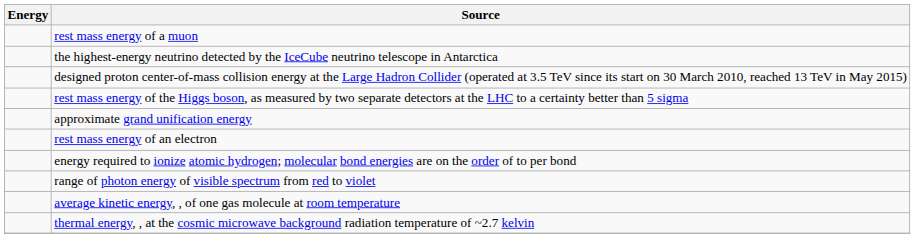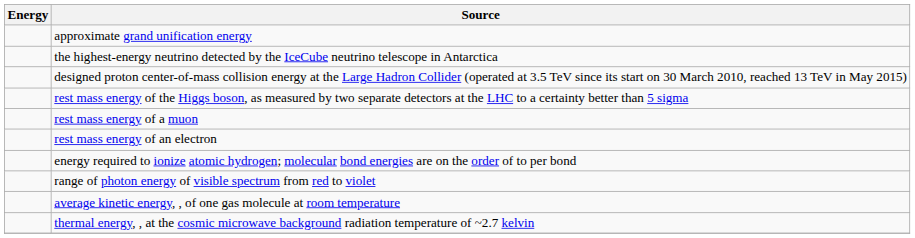rows swapped: (153, 118) <-> (126, 35)
